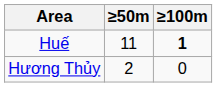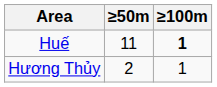(182, 69) 0 -> (182, 69) 1
